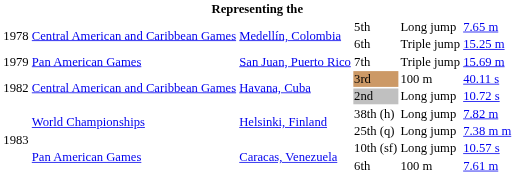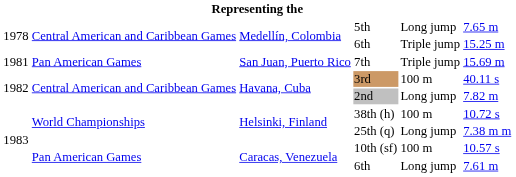(16, 61) 1979 -> (16, 61) 1981
(481, 96) 10.72 s -> (481, 96) 7.82 m
(428, 113) Long jump -> (416, 113) 100 m
(481, 113) 7.82 m -> (481, 113) 10.72 s
(428, 148) Long jump -> (416, 148) 100 m
(416, 166) 100 m -> (428, 166) Long jump
